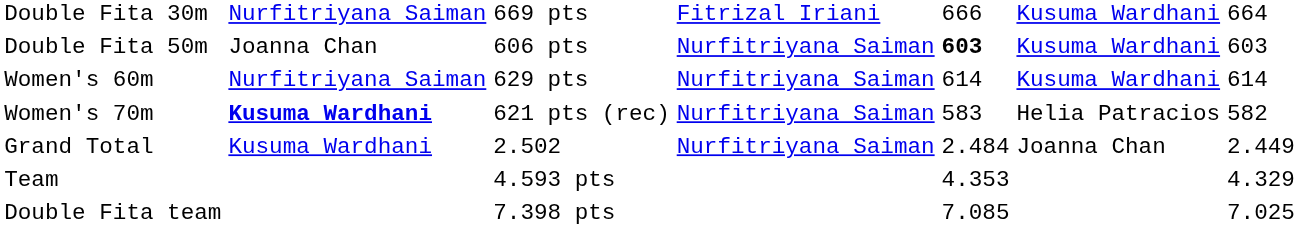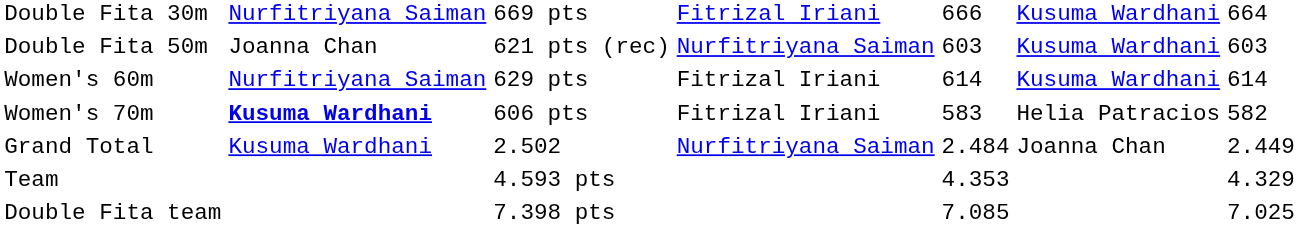(541, 47) 606 pts -> (582, 47) 621 pts (rec)
(962, 47) bold -> (962, 47) normal
(806, 80) Nurfitriyana Saiman -> (779, 80) Fitrizal Iriani
(582, 113) 621 pts (rec) -> (541, 113) 606 pts
(806, 113) Nurfitriyana Saiman -> (779, 113) Fitrizal Iriani
